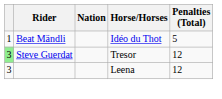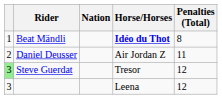(136, 39) normal -> (142, 39) bold
(175, 39) 5 -> (179, 39) 8
+ row: (47, 54)
